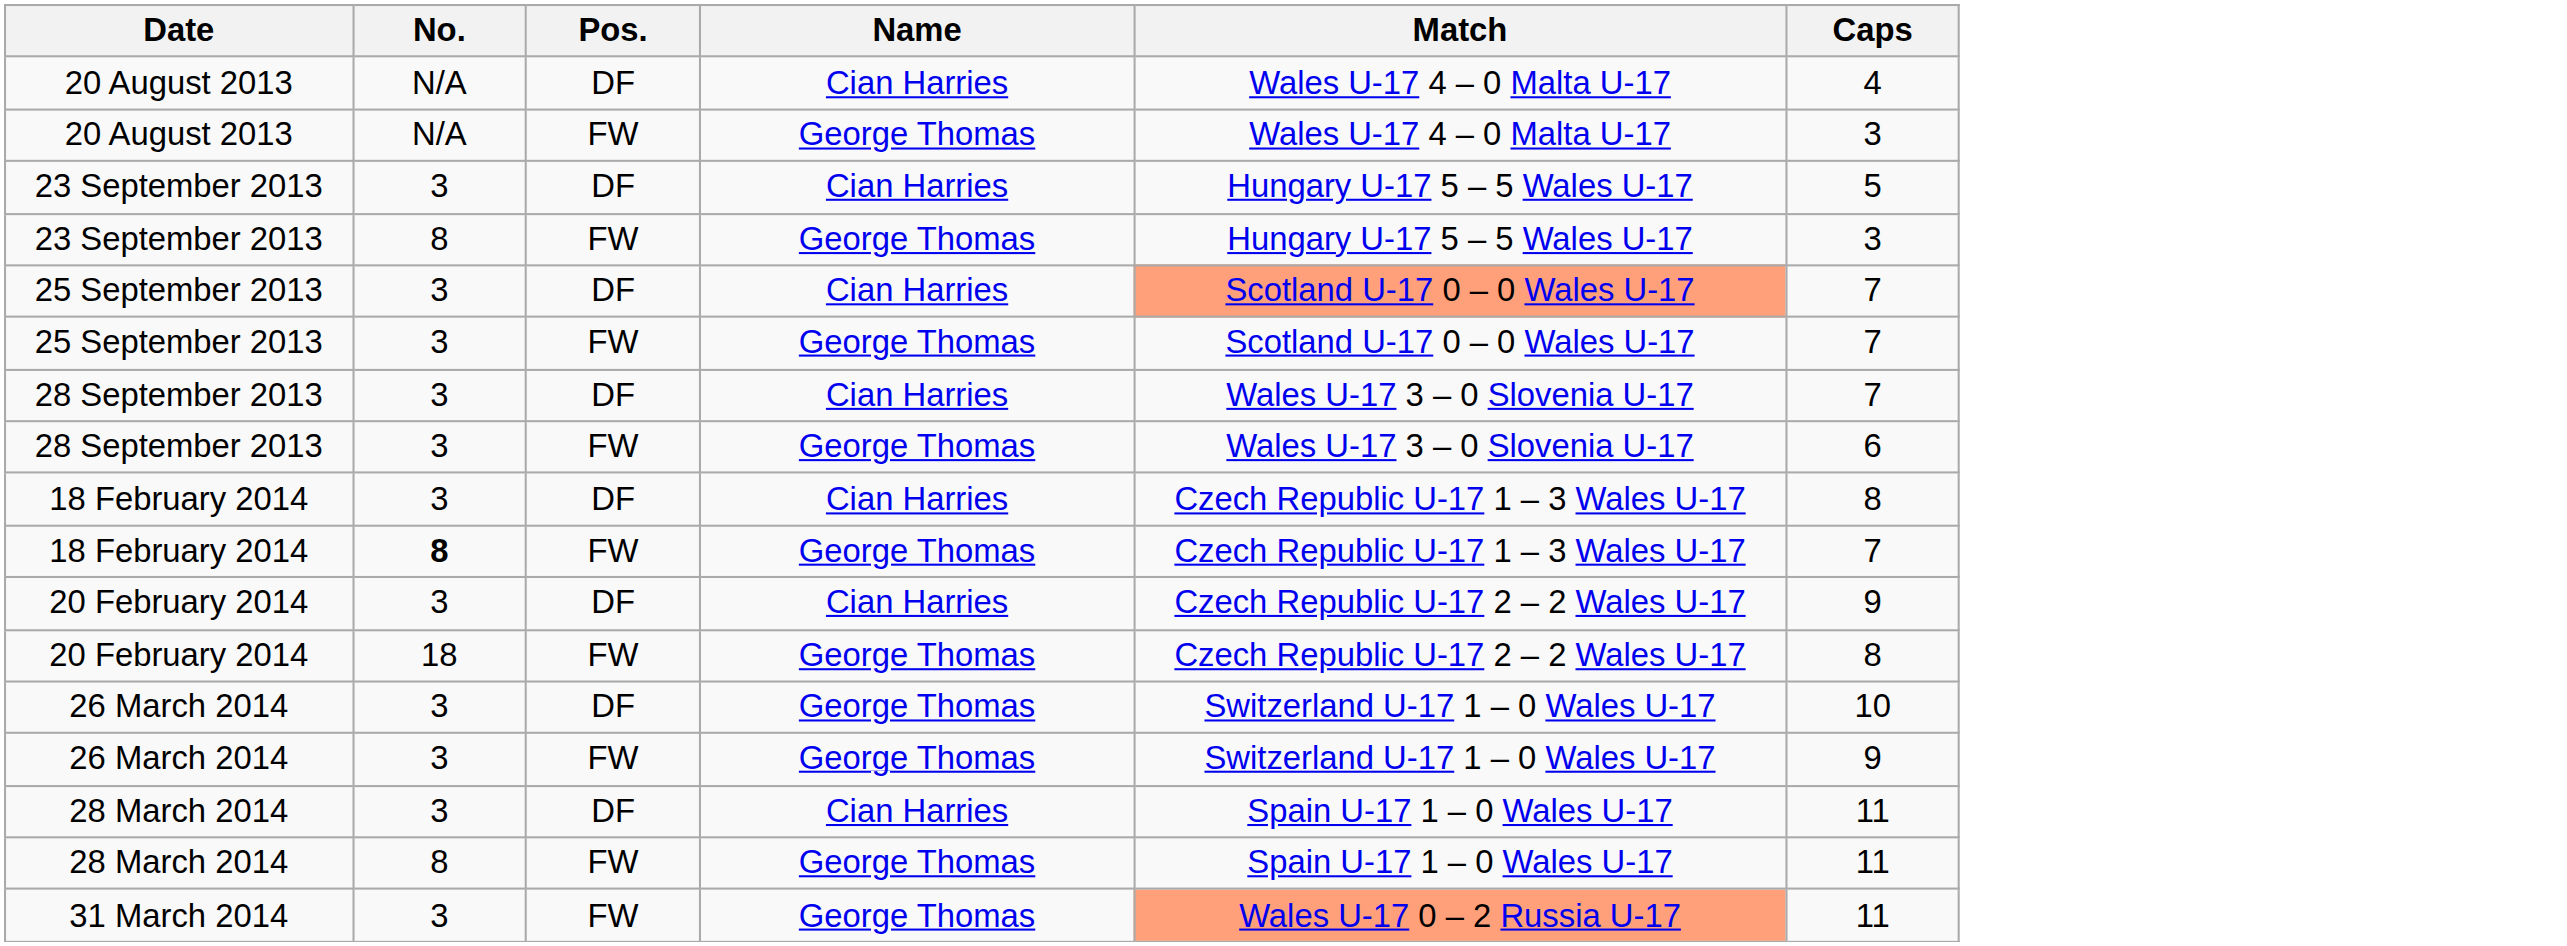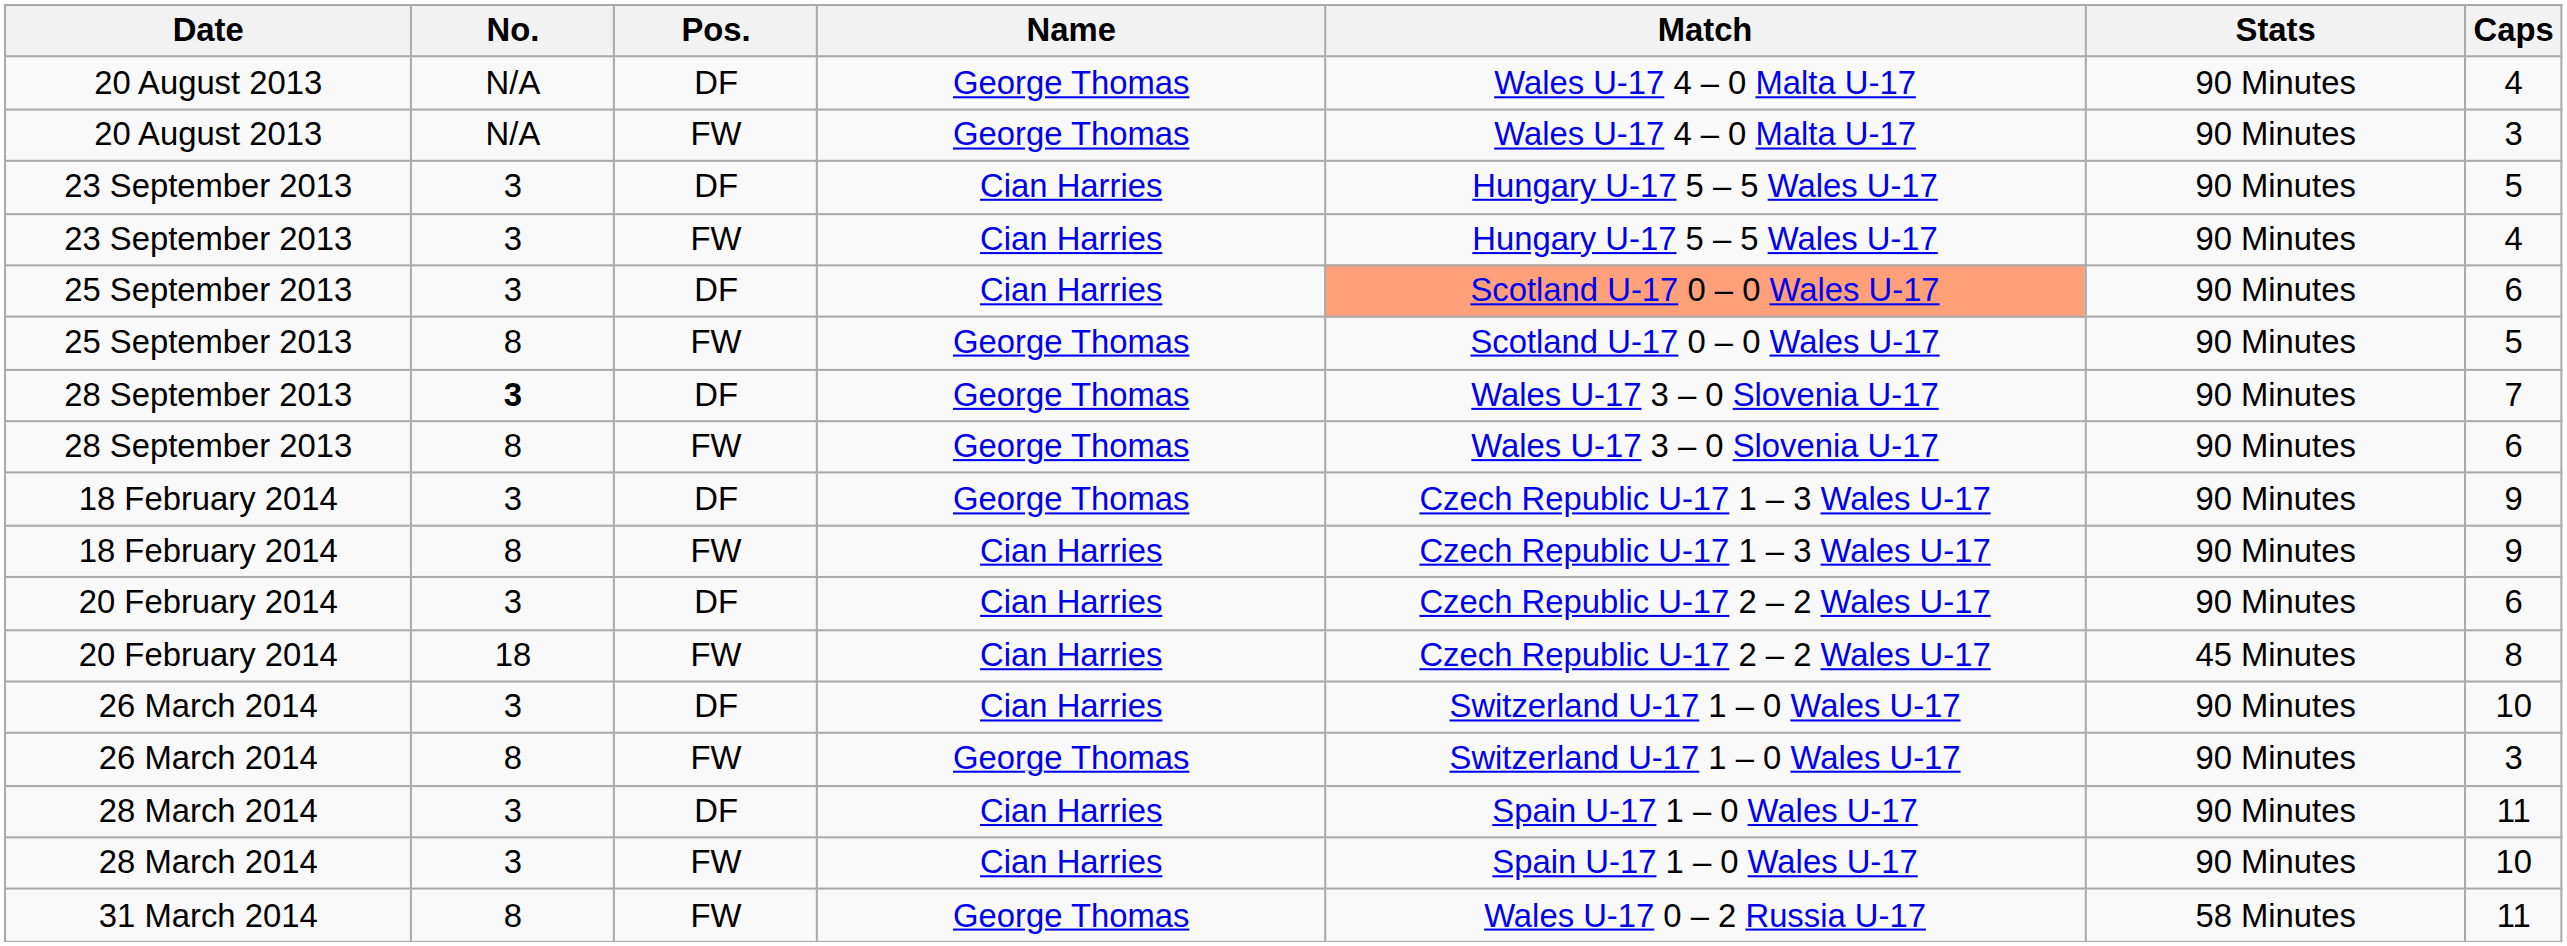+ column: (2276, 30)
(917, 82) Cian Harries -> (1071, 82) George Thomas
(439, 238) 8 -> (513, 238) 3
(917, 238) George Thomas -> (1071, 238) Cian Harries
(1873, 238) 3 -> (2514, 238) 4
(1873, 290) 7 -> (2514, 290) 6
(439, 342) 3 -> (513, 342) 8
(1873, 342) 7 -> (2514, 342) 5
(439, 394) normal -> (513, 394) bold
(917, 394) Cian Harries -> (1071, 394) George Thomas
(439, 446) 3 -> (513, 446) 8
(917, 498) Cian Harries -> (1071, 498) George Thomas
(1873, 498) 8 -> (2514, 498) 9
(439, 550) bold -> (513, 550) normal
(917, 550) George Thomas -> (1071, 550) Cian Harries
(1873, 550) 7 -> (2514, 550) 9
(1873, 602) 9 -> (2514, 602) 6
(917, 654) George Thomas -> (1071, 654) Cian Harries
(917, 706) George Thomas -> (1071, 706) Cian Harries
(439, 758) 3 -> (513, 758) 8
(1873, 758) 9 -> (2514, 758) 3
(439, 862) 8 -> (513, 862) 3
(917, 862) George Thomas -> (1071, 862) Cian Harries
(1873, 862) 11 -> (2514, 862) 10
(439, 914) 3 -> (513, 914) 8
(1460, 914) lightsalmon background -> (1705, 914) no background
